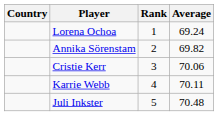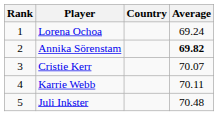columns swapped: (154, 13) <-> (27, 13)
(192, 48) normal -> (192, 48) bold
(192, 66) 70.06 -> (192, 66) 70.07
